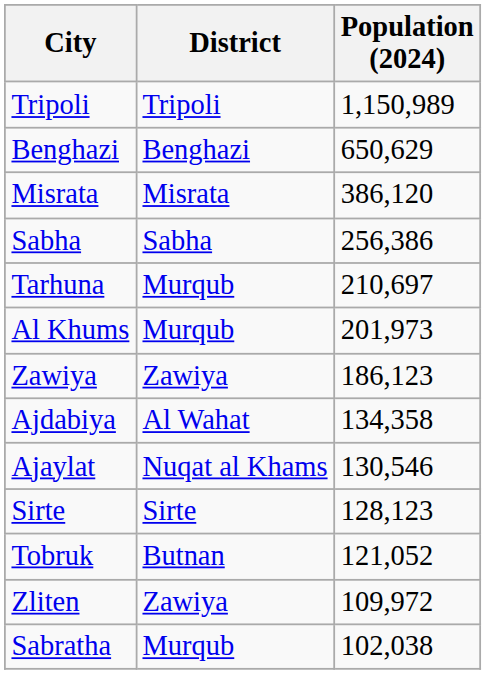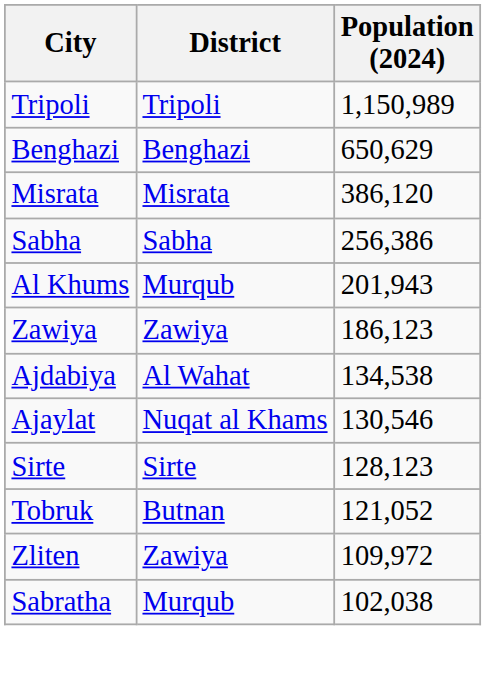- row: (58, 284)
(387, 330) 201,973 -> (387, 284) 201,943
(387, 420) 134,358 -> (387, 375) 134,538
